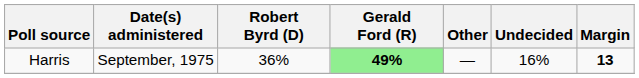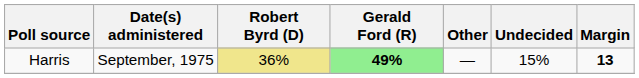(274, 60) no background -> (274, 60) khaki background
(534, 60) 16% -> (534, 60) 15%
